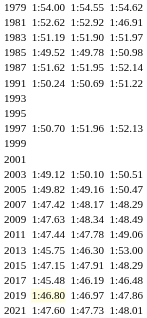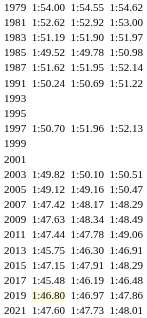(126, 22) 1:46.91 -> (126, 22) 1:53.00
(48, 174) 1:49.12 -> (48, 174) 1:49.82
(48, 189) 1:49.82 -> (48, 189) 1:49.12
(126, 250) 1:53.00 -> (126, 250) 1:46.91
